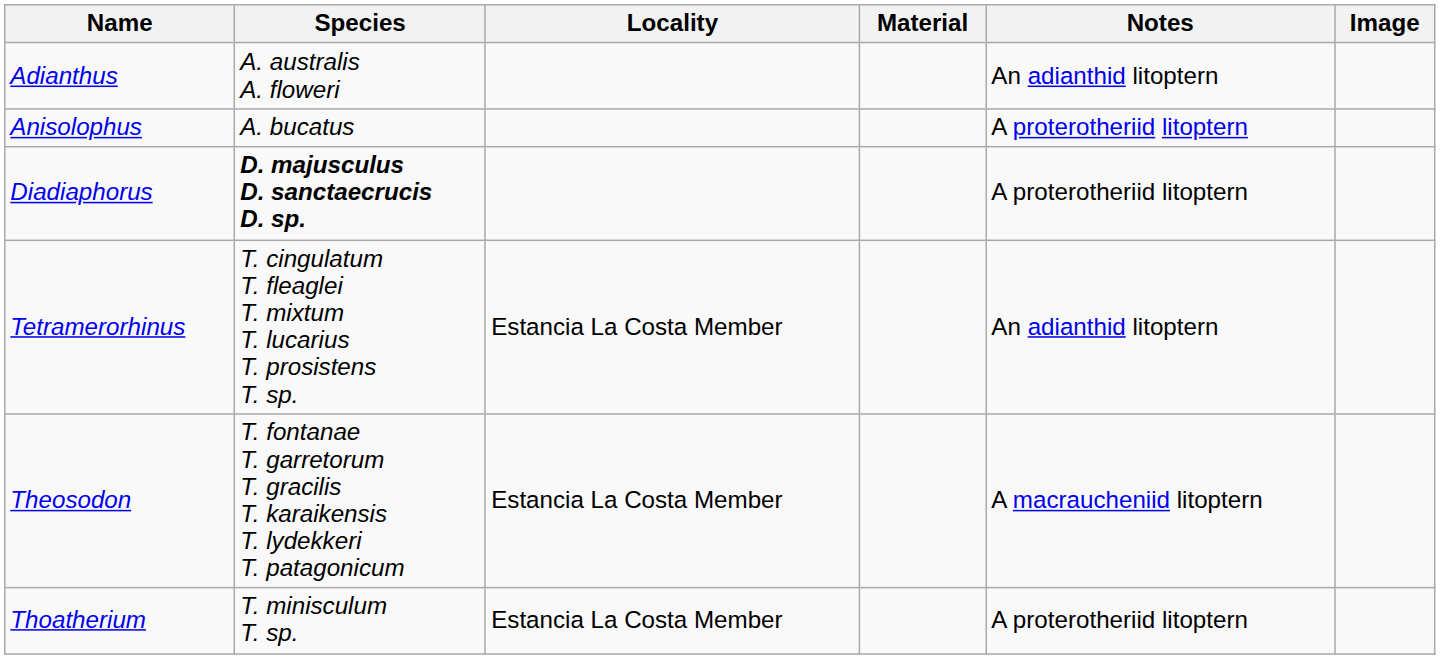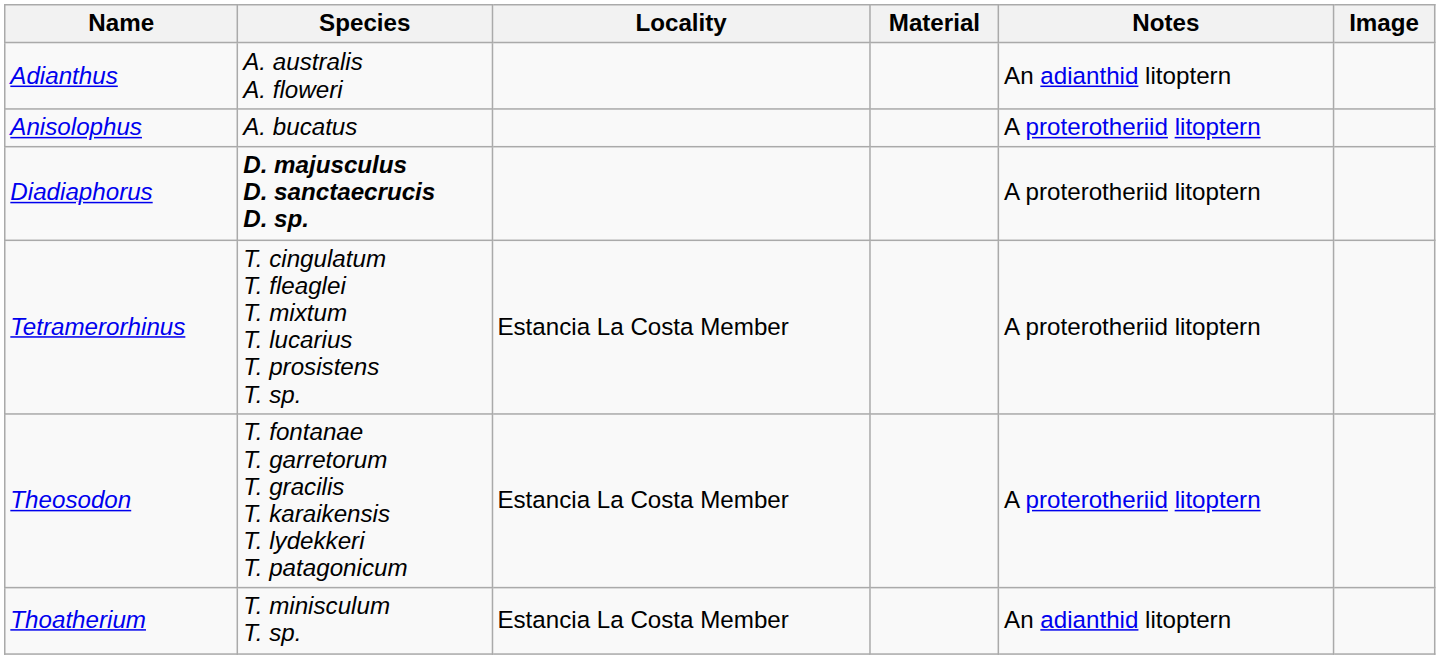(1105, 326) An adianthid litoptern -> (1132, 326) A proterotheriid litoptern
(1127, 500) A macraucheniid litoptern -> (1132, 500) A proterotheriid litoptern
(1120, 620) A proterotheriid litoptern -> (1118, 620) An adianthid litoptern
